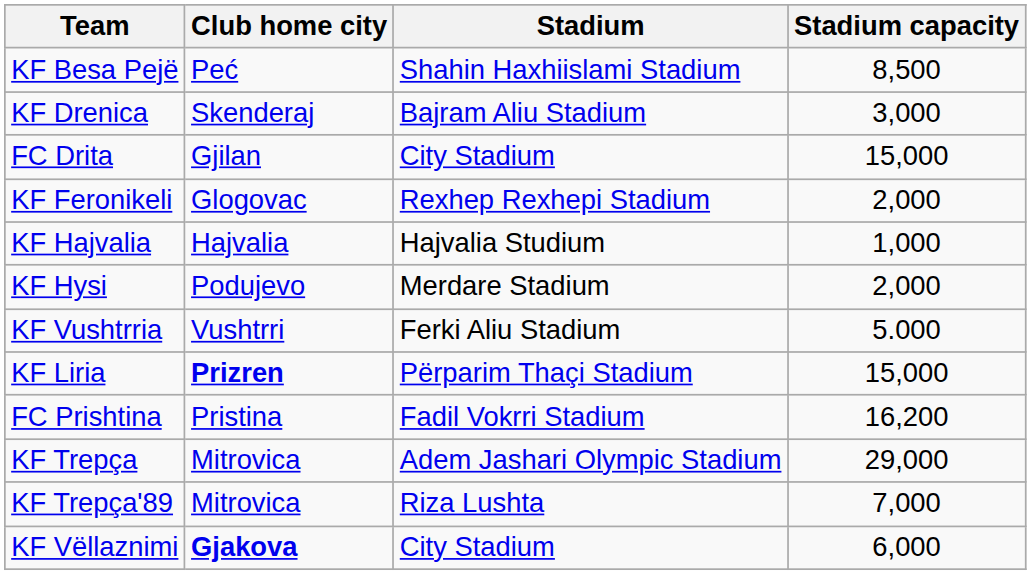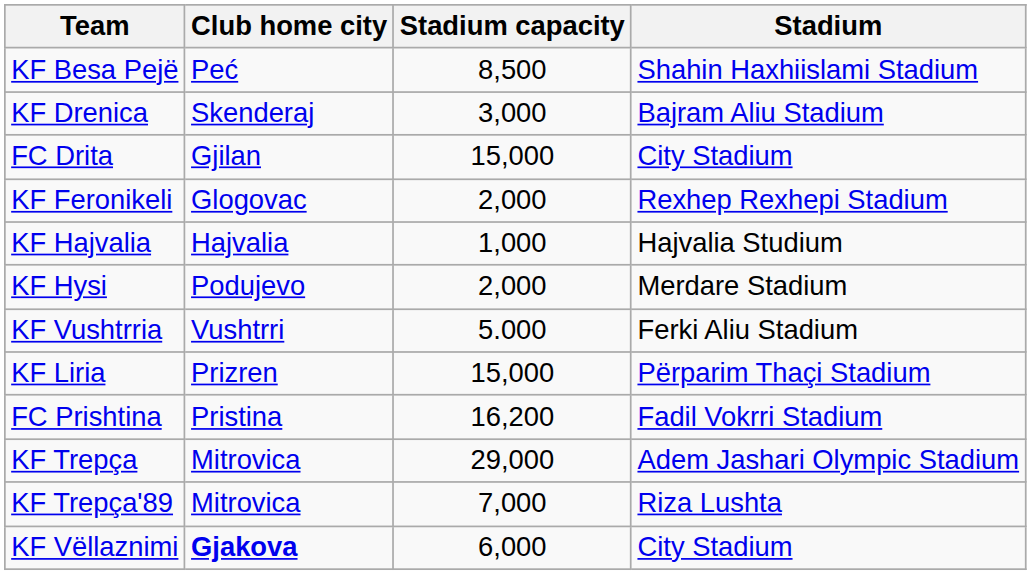columns swapped: (591, 26) <-> (907, 26)
(237, 373) bold -> (234, 373) normal
